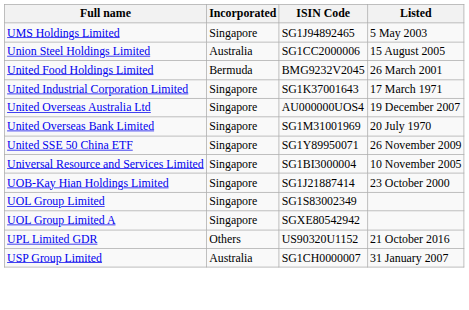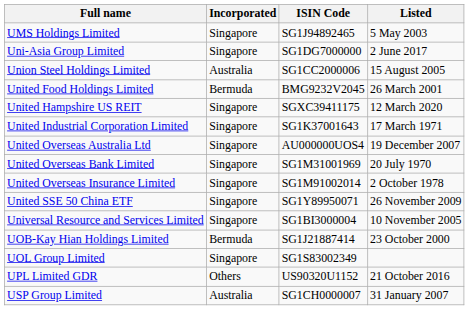+ row: (66, 51)
+ row: (74, 107)
+ row: (91, 182)
(233, 182) Singapore -> (231, 239) Bermuda
- row: (61, 220)
